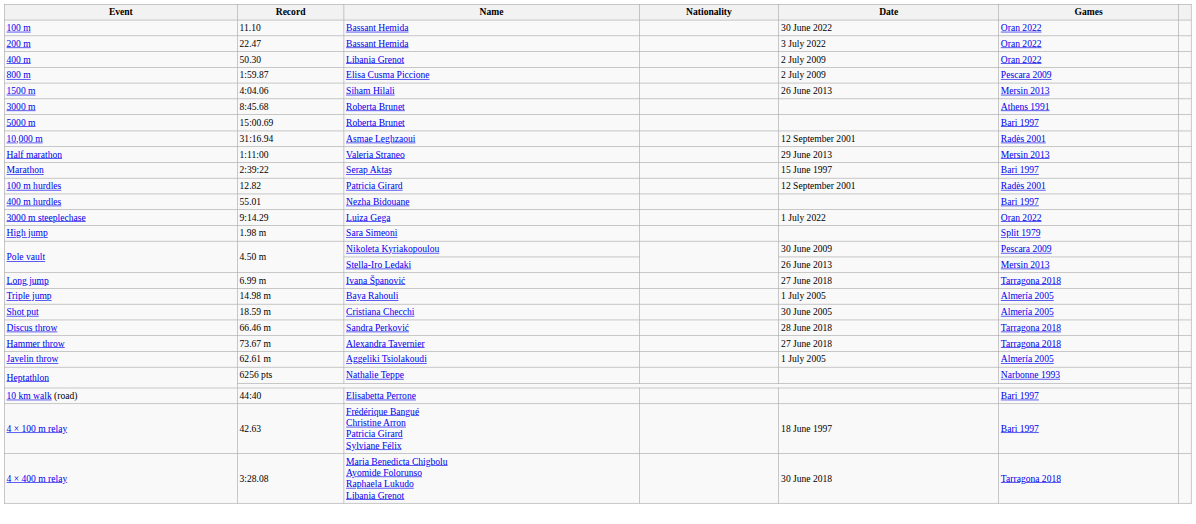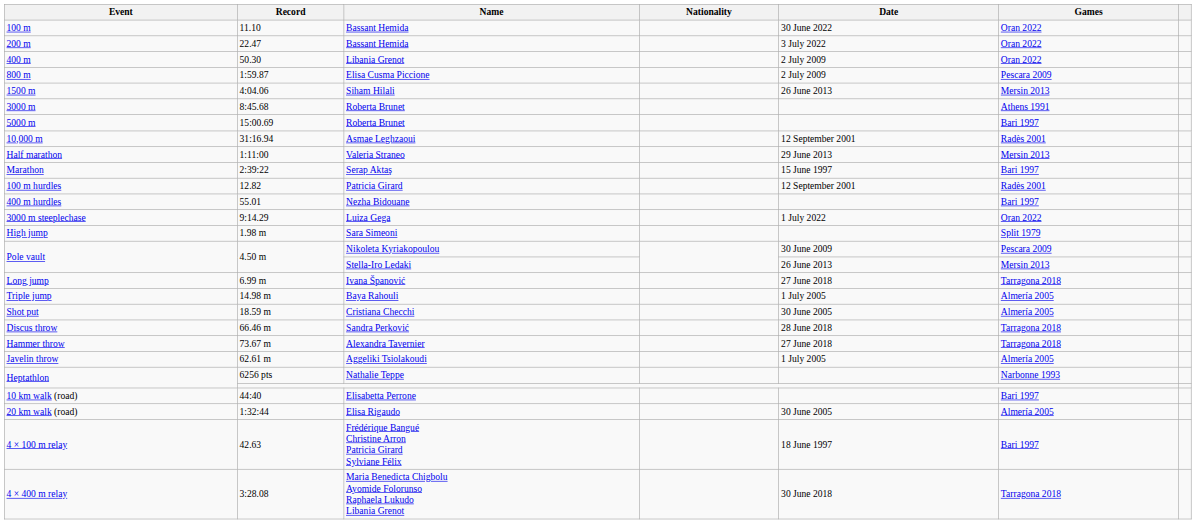+ row: (42, 411)
